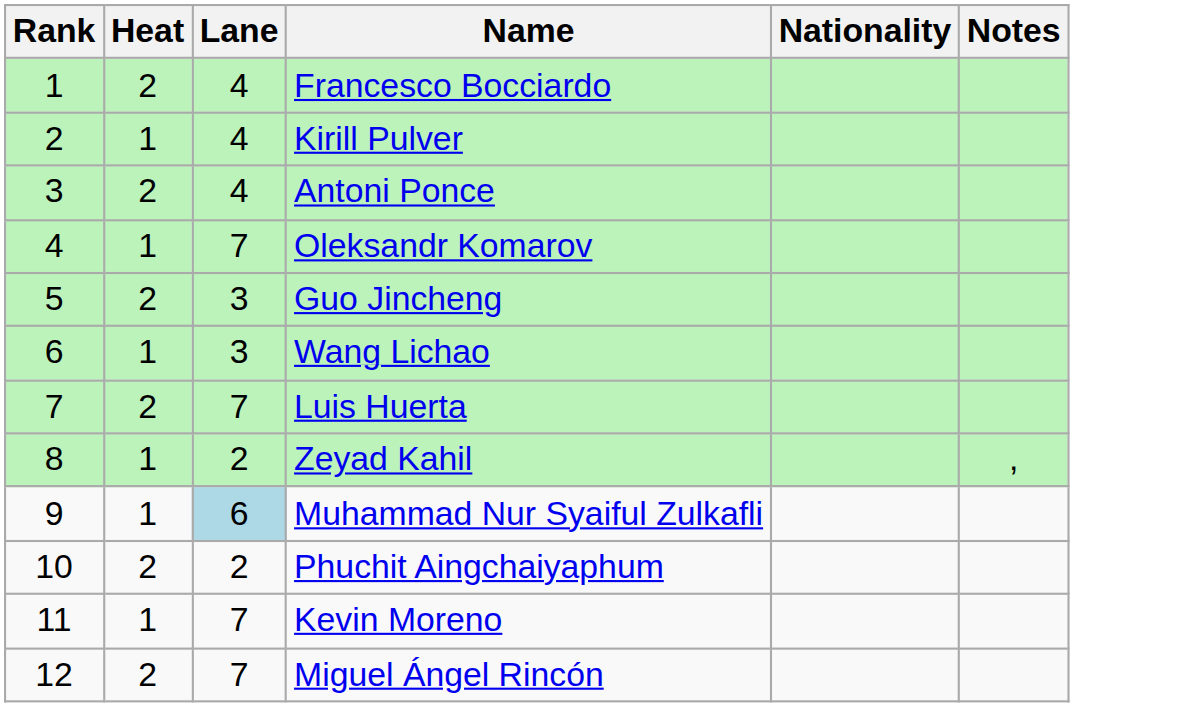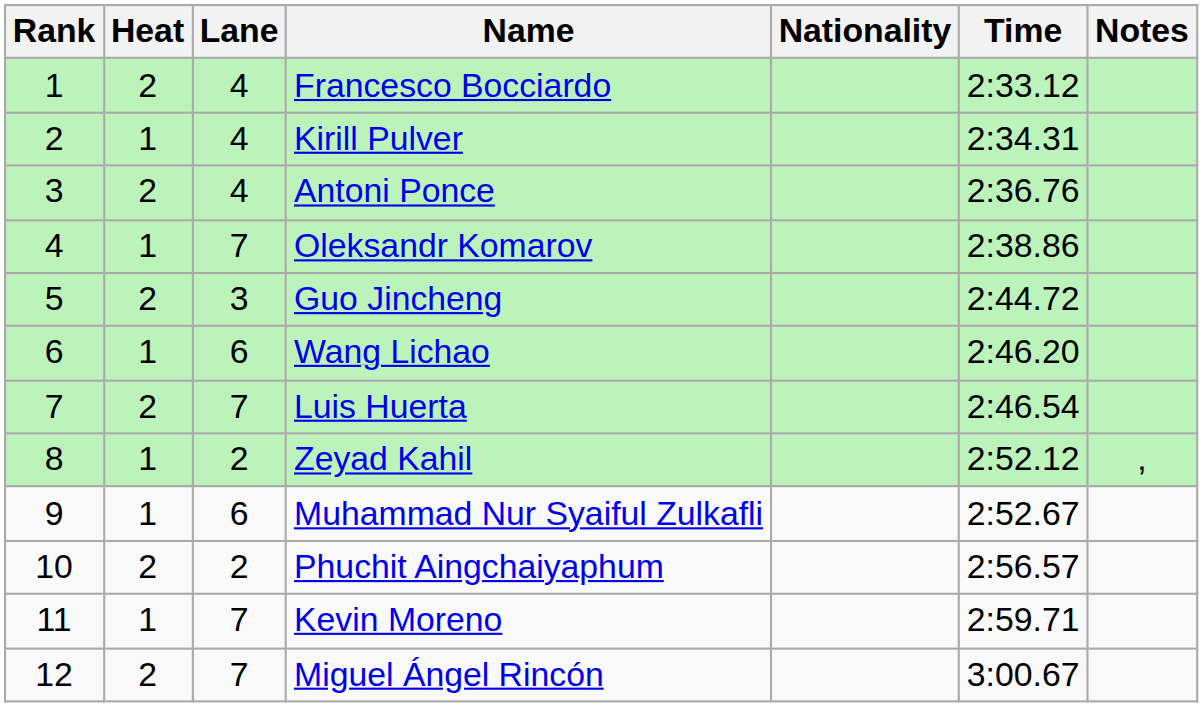+ column: (1023, 31)
(239, 352) 3 -> (239, 352) 6
(239, 513) lightblue background -> (239, 513) no background
